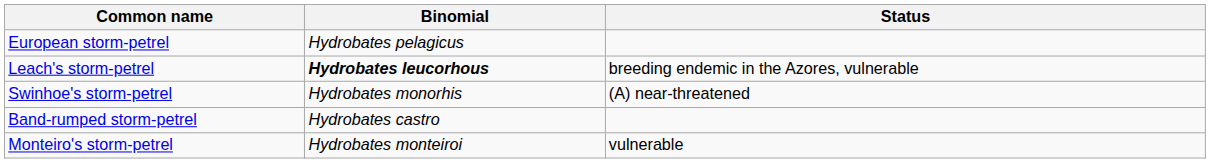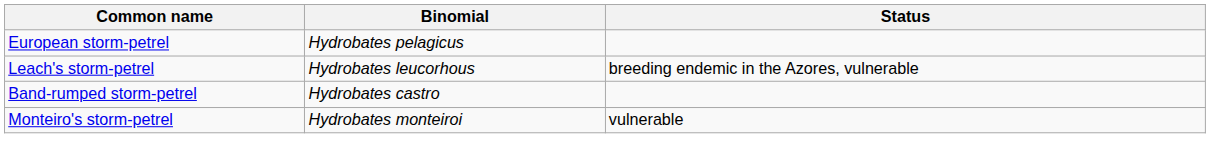(399, 68) bold -> (392, 68) normal
- row: (90, 94)
